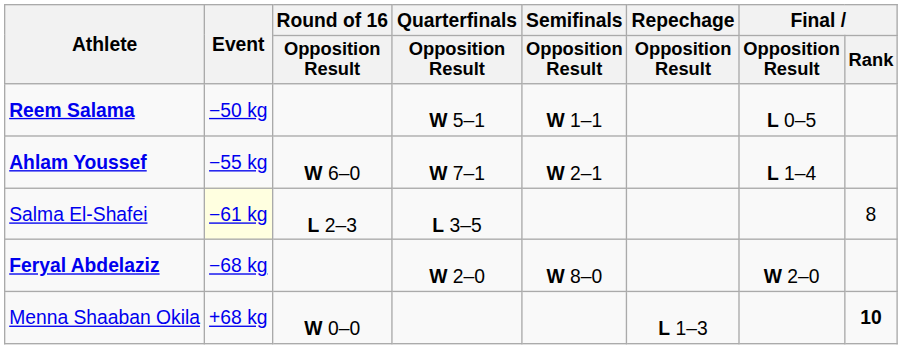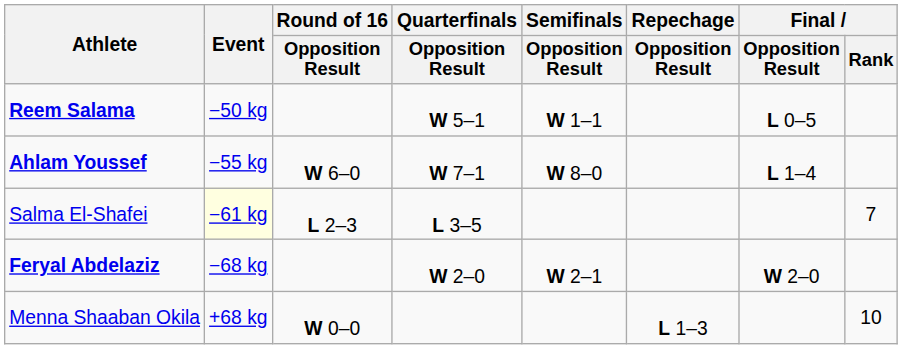(574, 173) W 2–1 -> (574, 173) W 8–0
(871, 214) 8 -> (871, 214) 7
(574, 277) W 8–0 -> (574, 277) W 2–1
(871, 318) bold -> (871, 318) normal
